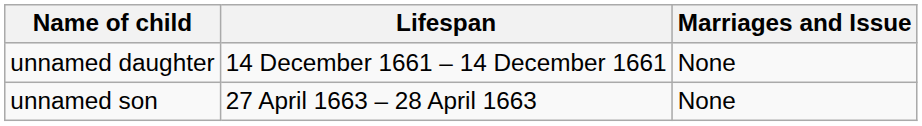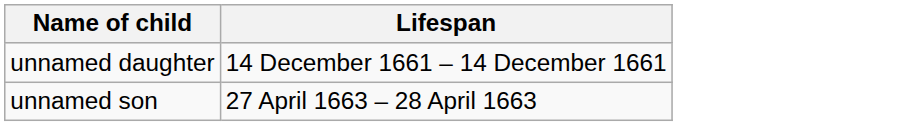- column: (795, 23)
